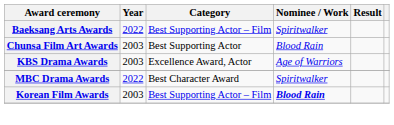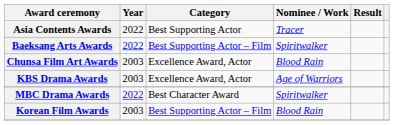+ row: (62, 29)
(195, 45) Best Supporting Actor -> (200, 62) Excellence Award, Actor
(300, 95) bold -> (300, 111) normal
